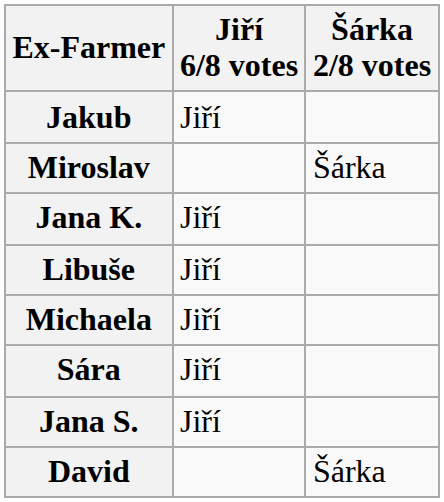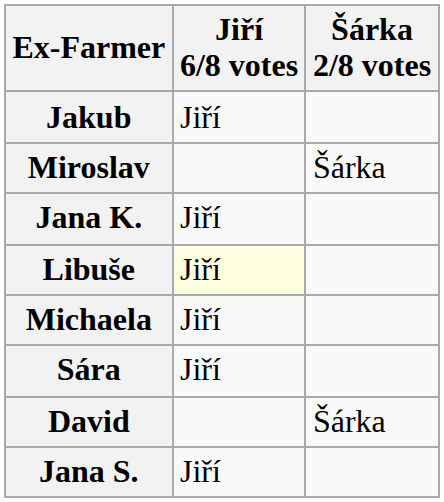(200, 268) no background -> (200, 268) lightyellow background
rows swapped: (89, 421) <-> (89, 471)
